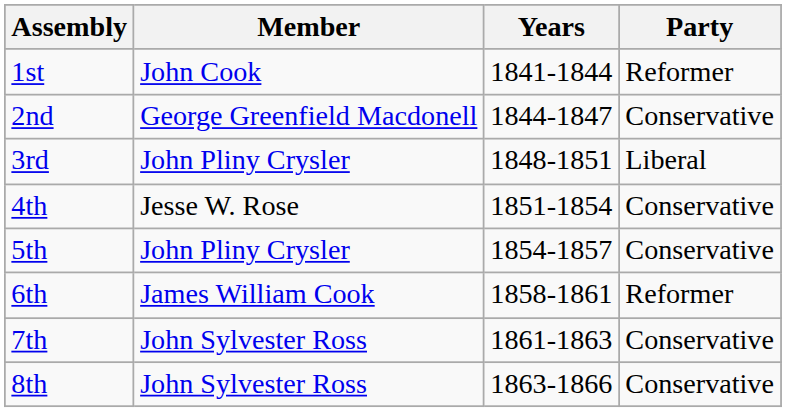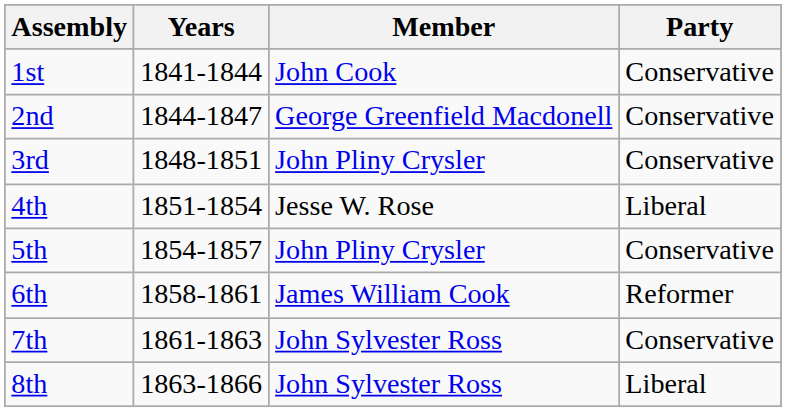columns swapped: (551, 26) <-> (309, 26)
(679, 71) Reformer -> (700, 71) Conservative
(666, 160) Liberal -> (700, 160) Conservative
(700, 205) Conservative -> (666, 205) Liberal
(700, 384) Conservative -> (666, 384) Liberal
